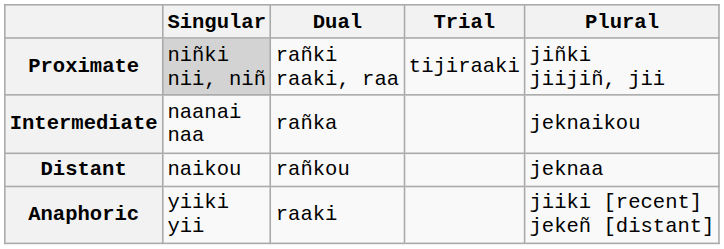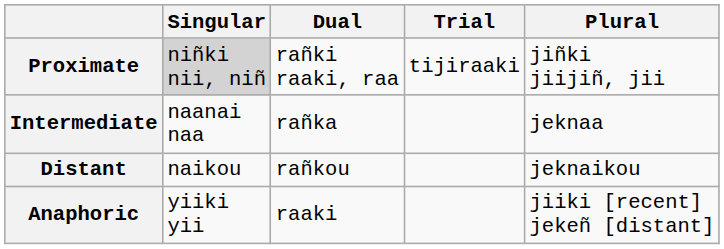(585, 124) jeknaikou -> (567, 124) jeknaa
(567, 169) jeknaa -> (585, 169) jeknaikou
